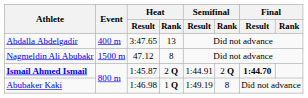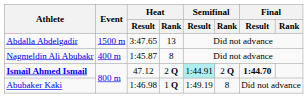(109, 41) 400 m -> (112, 41) 1500 m
(112, 56) 1500 m -> (109, 56) 400 m
(143, 56) 47.12 -> (143, 56) 1:45.87
(143, 71) 1:45.87 -> (143, 71) 47.12
(199, 71) no background -> (199, 71) paleturquoise background
